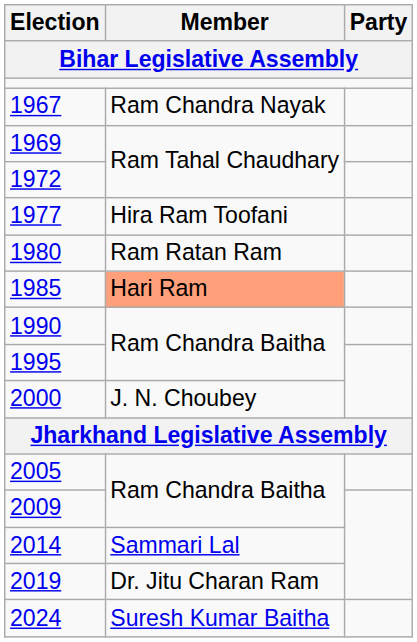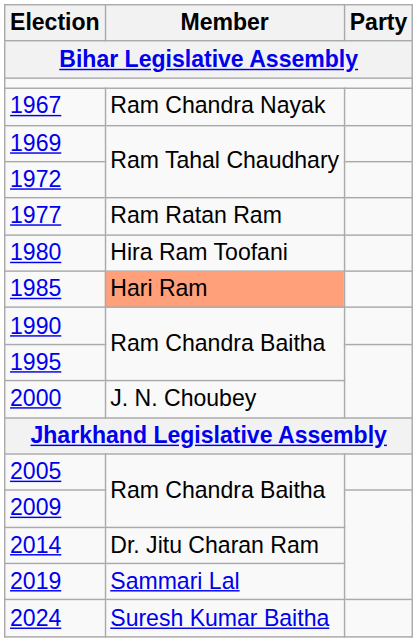(199, 216) Hira Ram Toofani -> (196, 216) Ram Ratan Ram
(196, 252) Ram Ratan Ram -> (199, 252) Hira Ram Toofani
(175, 544) Sammari Lal -> (215, 544) Dr. Jitu Charan Ram
(215, 581) Dr. Jitu Charan Ram -> (175, 581) Sammari Lal
